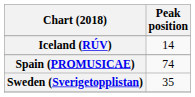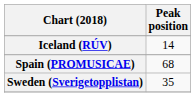(168, 63) 74 -> (168, 63) 68
